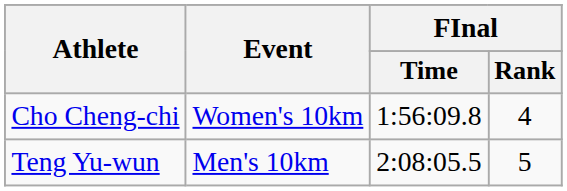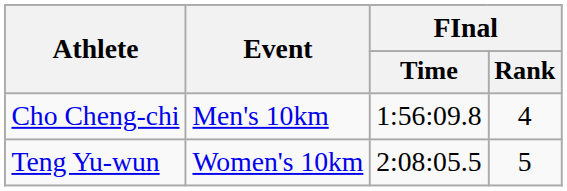(278, 116) Women's 10km -> (261, 116) Men's 10km
(261, 162) Men's 10km -> (278, 162) Women's 10km
